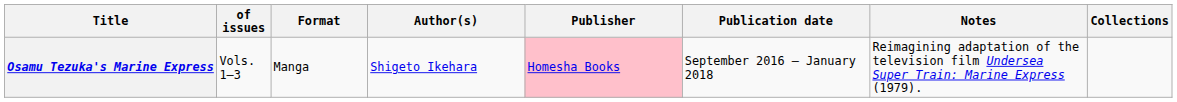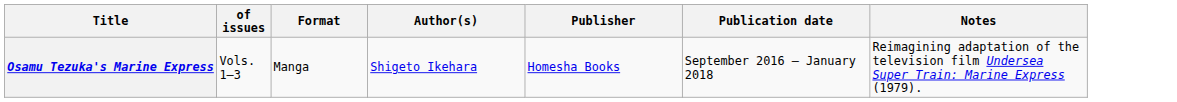- column: (1130, 21)
(574, 68) pink background -> (574, 68) no background
